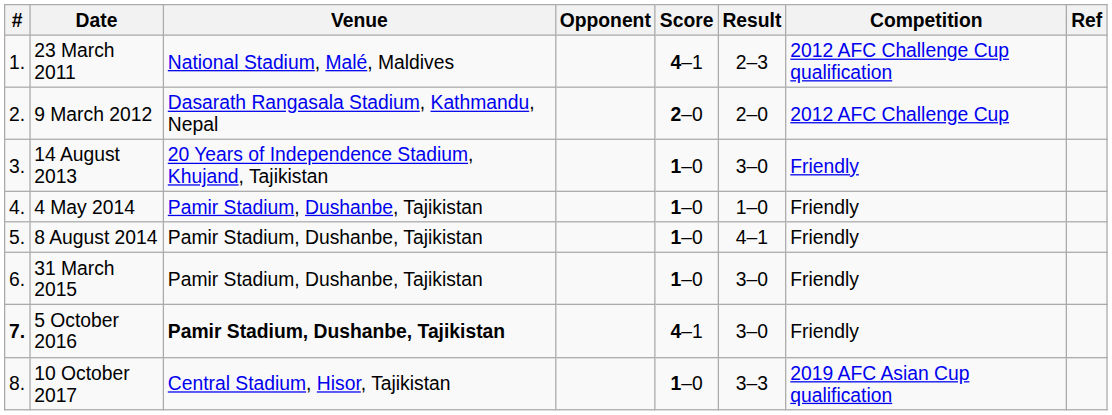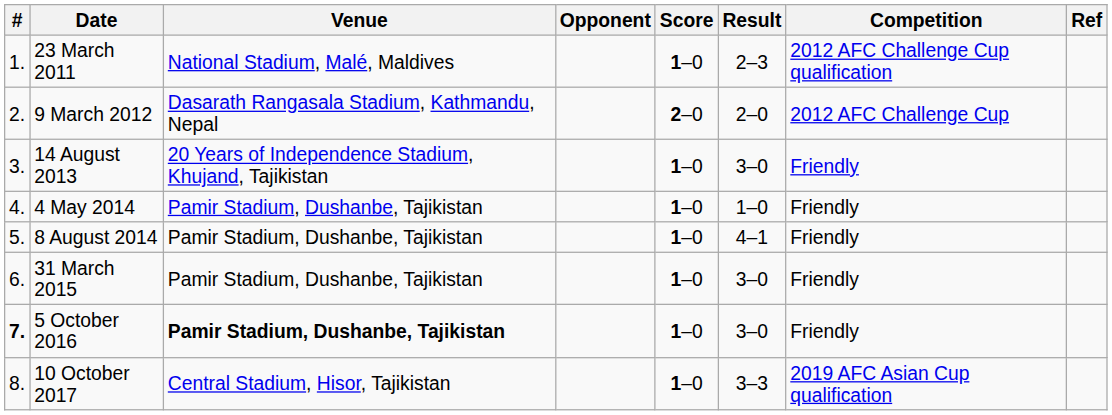(687, 61) 4–1 -> (687, 61) 1–0
(687, 331) 4–1 -> (687, 331) 1–0
